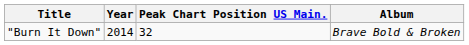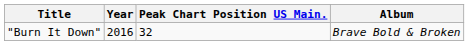(120, 32) 2014 -> (120, 32) 2016
